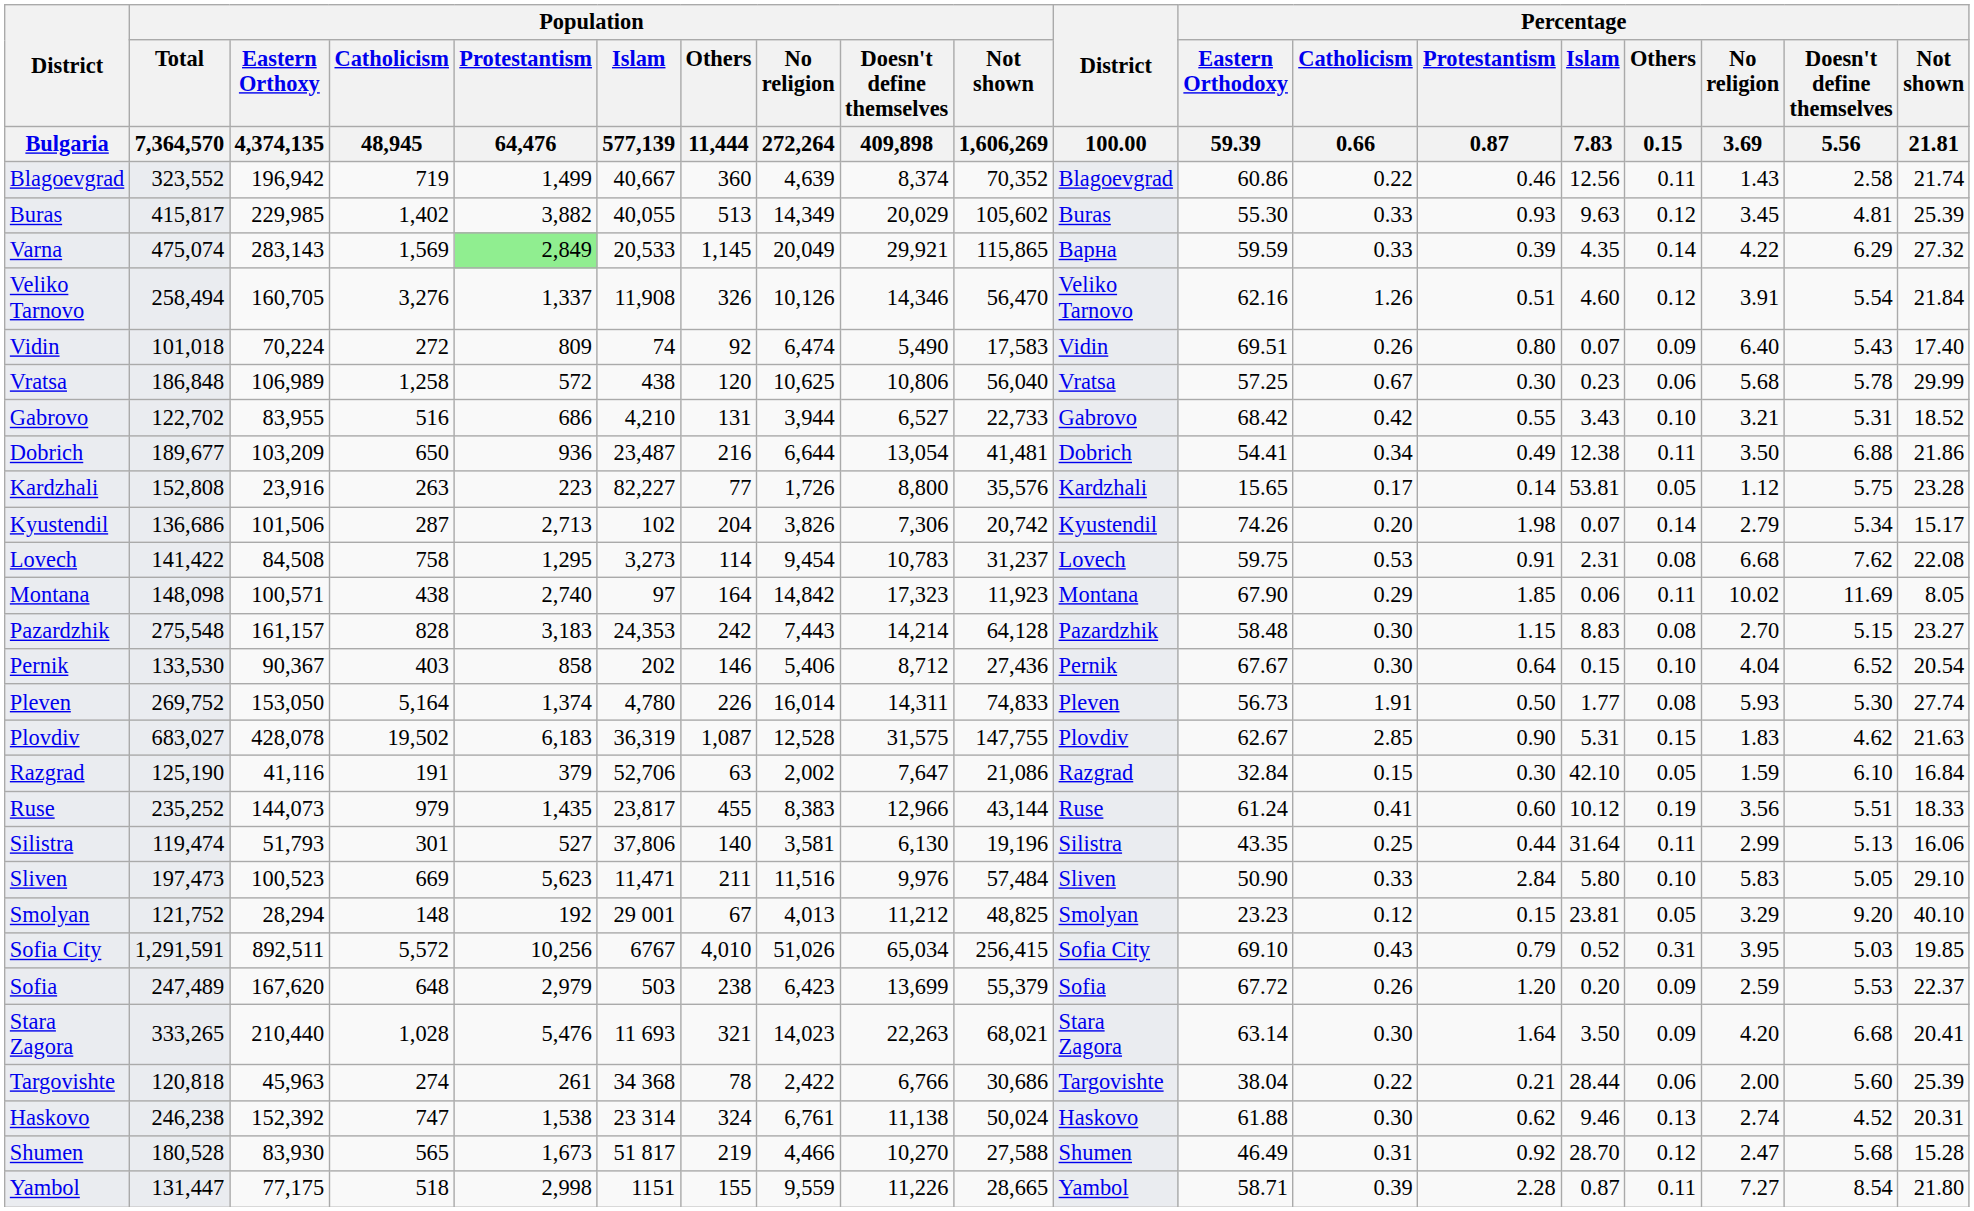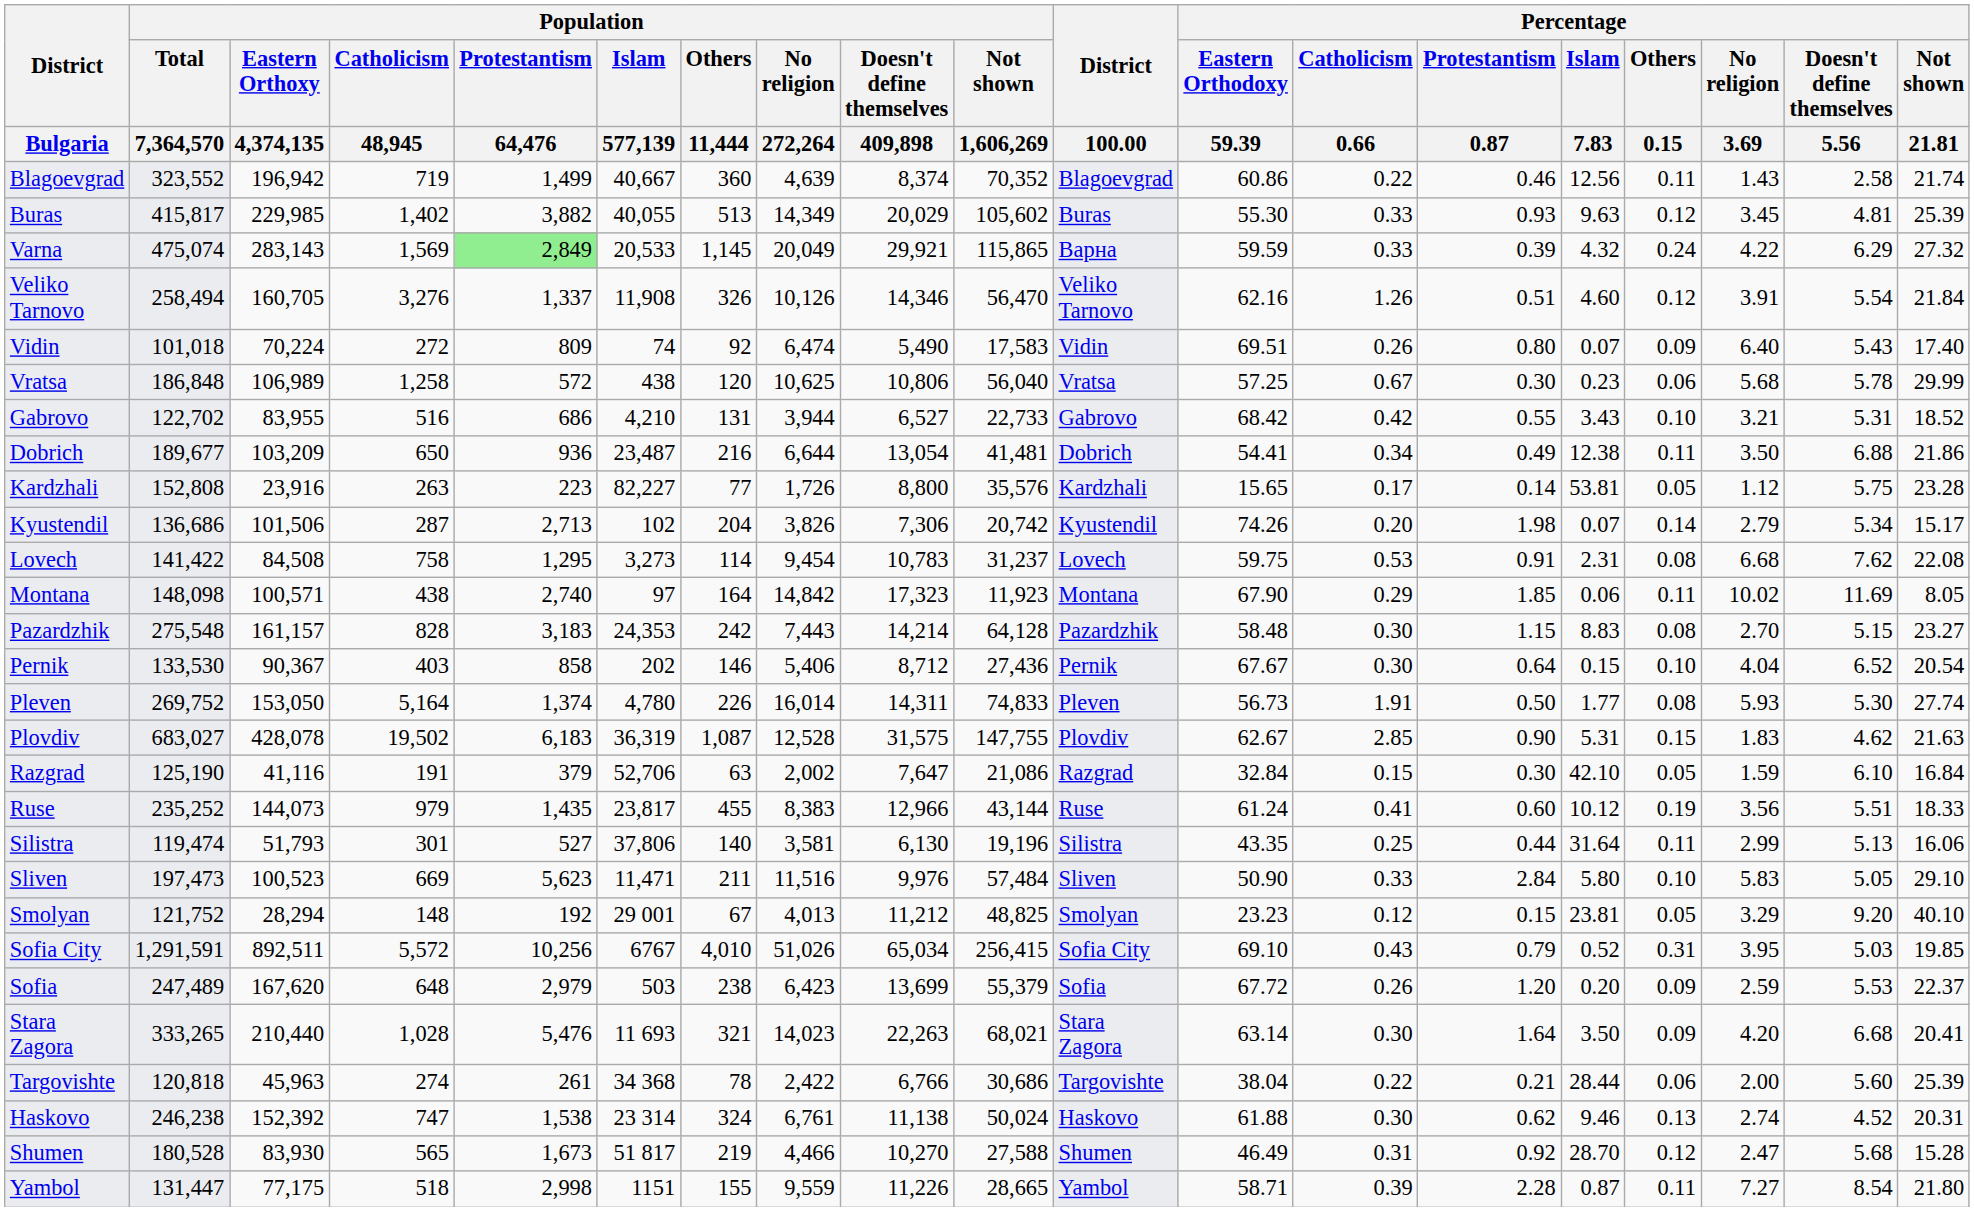(1600, 250) 4.35 -> (1600, 250) 4.32
(1676, 250) 0.14 -> (1676, 250) 0.24
